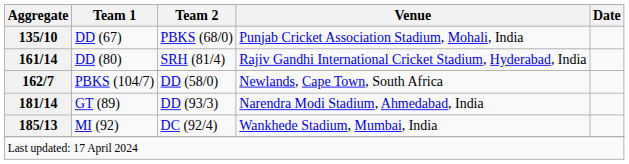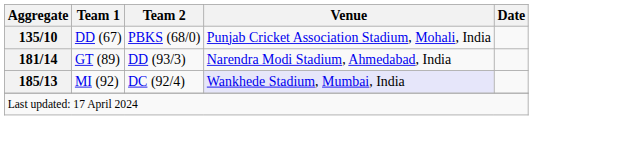- row: (98, 59)
- row: (115, 81)
(338, 125) no background -> (306, 81) lavender background
